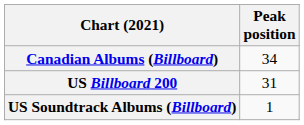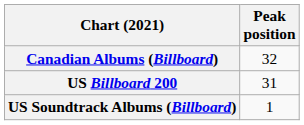(269, 58) 34 -> (269, 58) 32
